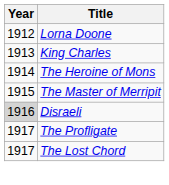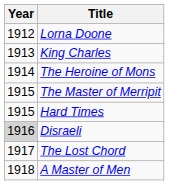+ row: (72, 111)
- row: (79, 131)
+ row: (85, 170)
